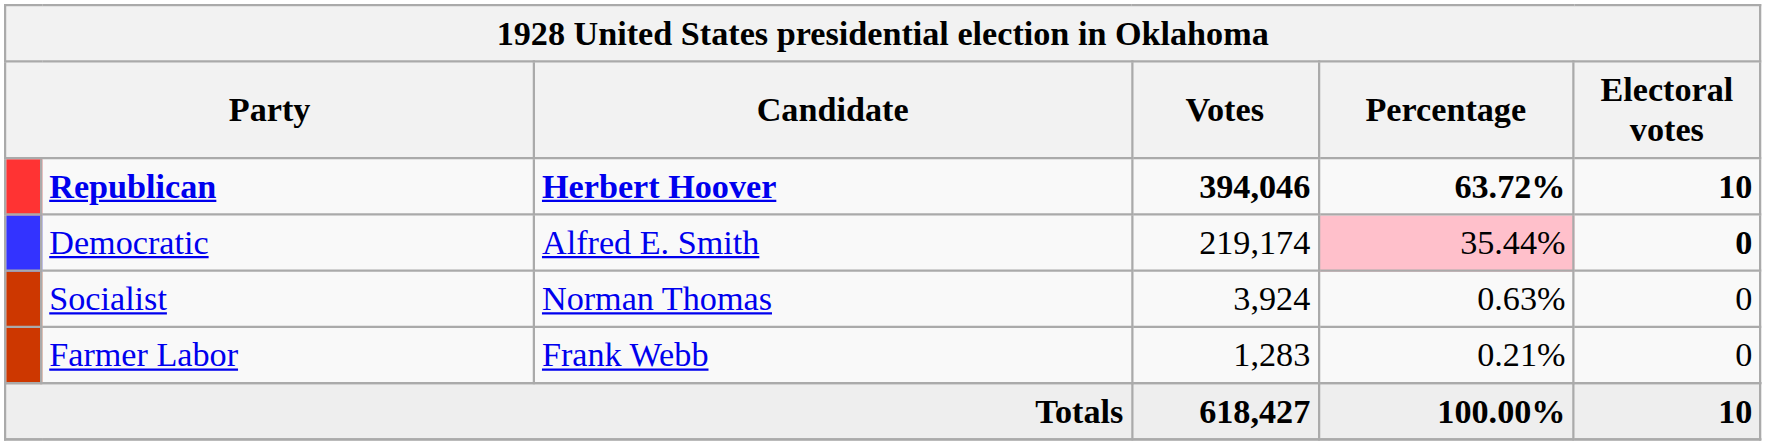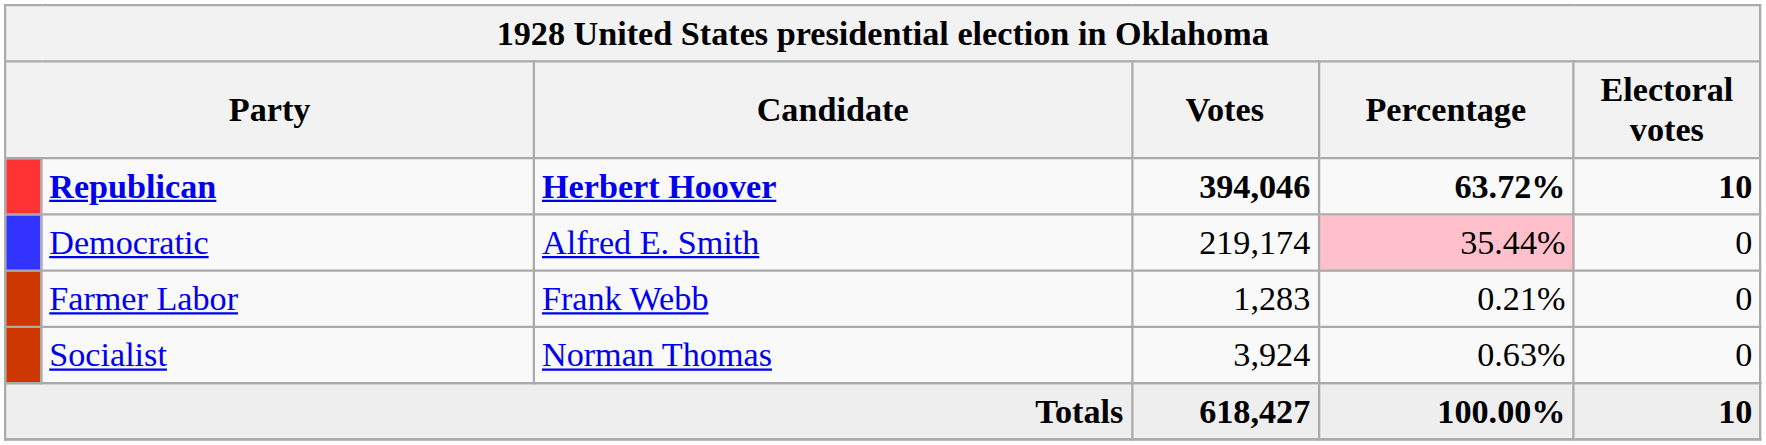(1744, 242) bold -> (1744, 242) normal
rows swapped: (108, 298) <-> (144, 355)
